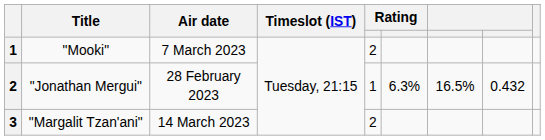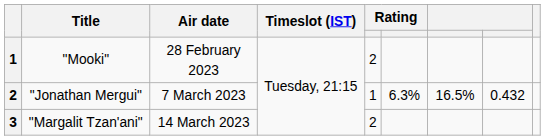(204, 50) 7 March 2023 -> (204, 60) 28 February 2023
(204, 86) 28 February 2023 -> (204, 96) 7 March 2023
